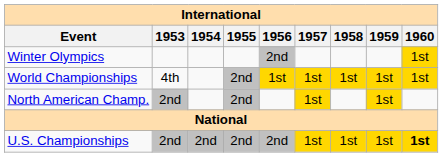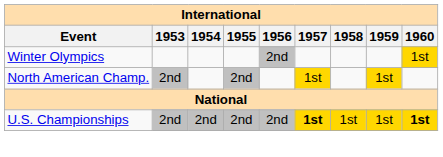- row: (72, 78)
(313, 141) normal -> (313, 120) bold
